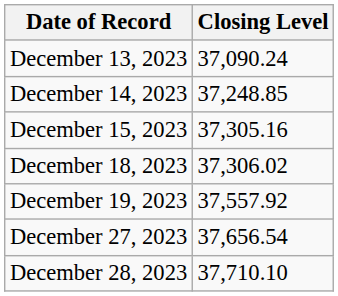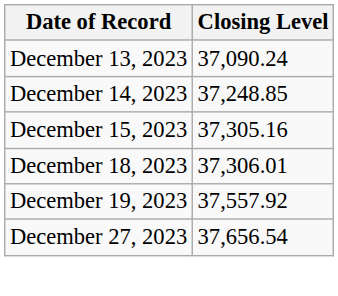(243, 165) 37,306.02 -> (243, 165) 37,306.01
- row: (99, 272)
